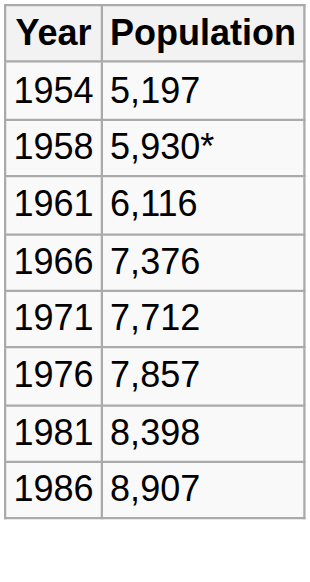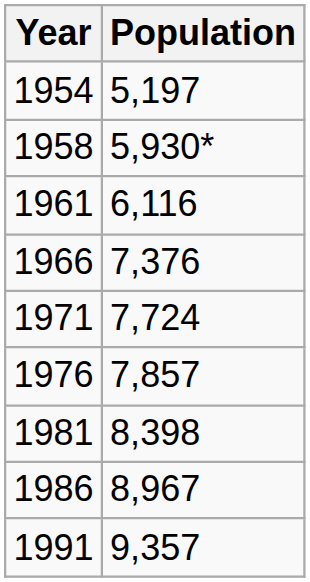(155, 318) 7,712 -> (155, 318) 7,724
(155, 489) 8,907 -> (155, 489) 8,967
+ row: (53, 546)
